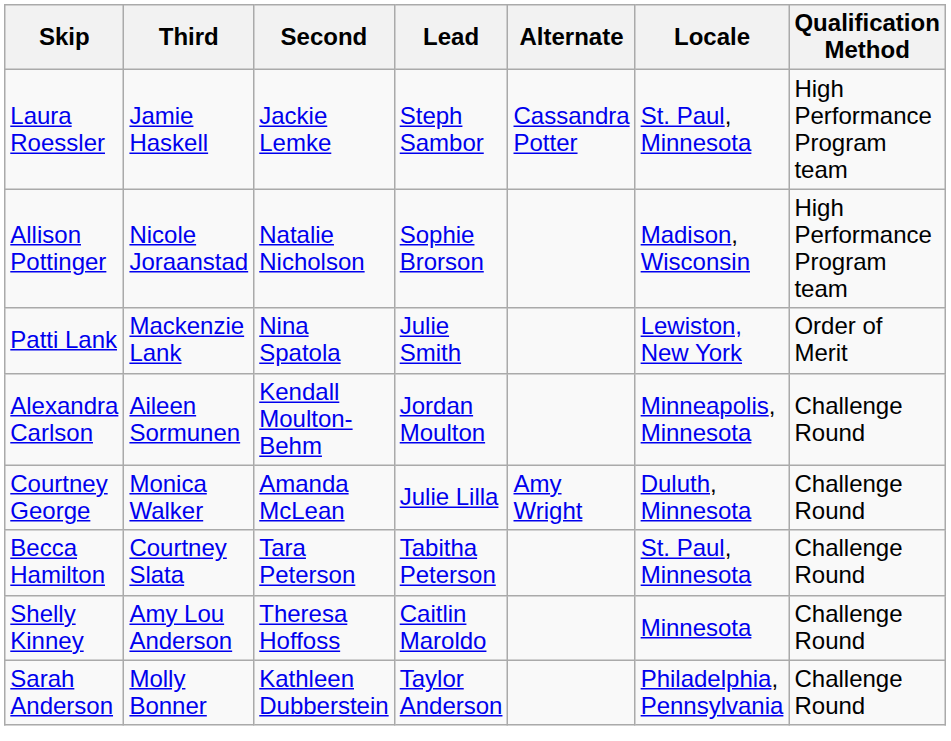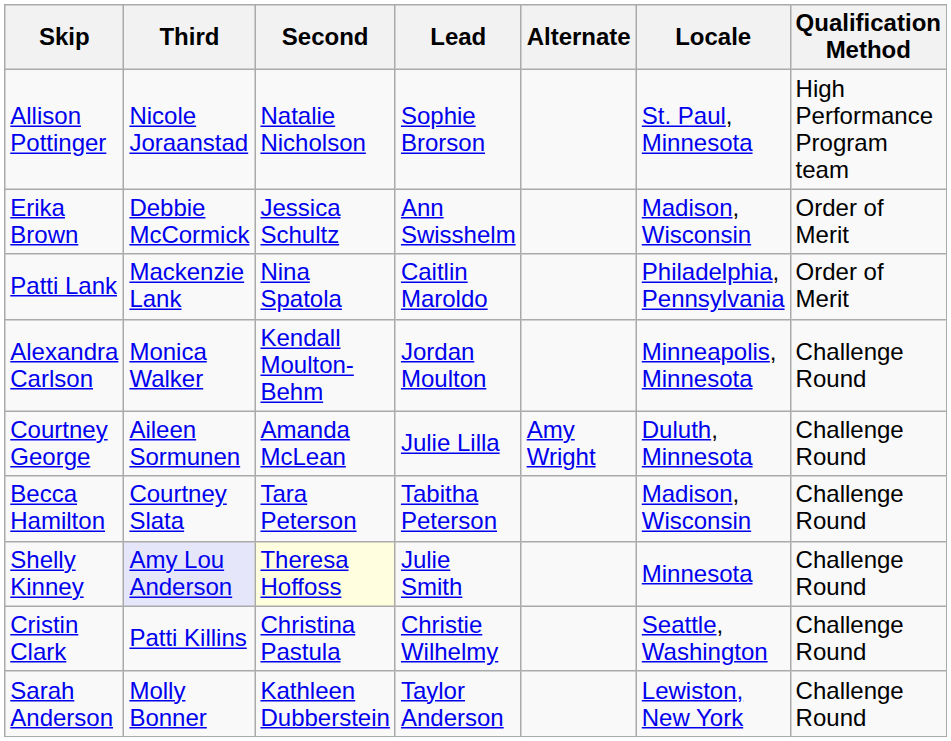- row: (58, 129)
(695, 248) Madison, Wisconsin -> (697, 129) St. Paul, Minnesota
+ row: (44, 221)
(430, 340) Julie Smith -> (444, 286) Caitlin Maroldo
(691, 340) Lewiston, New York -> (713, 286) Philadelphia, Pennsylvania
(185, 418) Aileen Sormunen -> (168, 364) Monica Walker
(168, 497) Monica Walker -> (185, 443) Aileen Sormunen
(696, 562) St. Paul, Minnesota -> (696, 508) Madison, Wisconsin
(181, 627) no background -> (181, 573) lavender background
(303, 627) no background -> (304, 573) lightyellow background
(443, 627) Caitlin Maroldo -> (432, 573) Julie Smith
+ row: (44, 638)
(712, 692) Philadelphia, Pennsylvania -> (692, 703) Lewiston, New York
